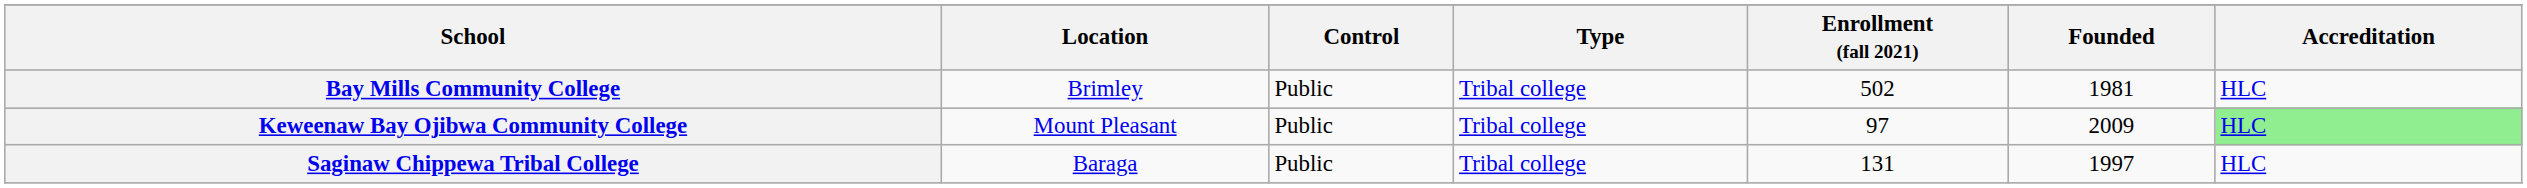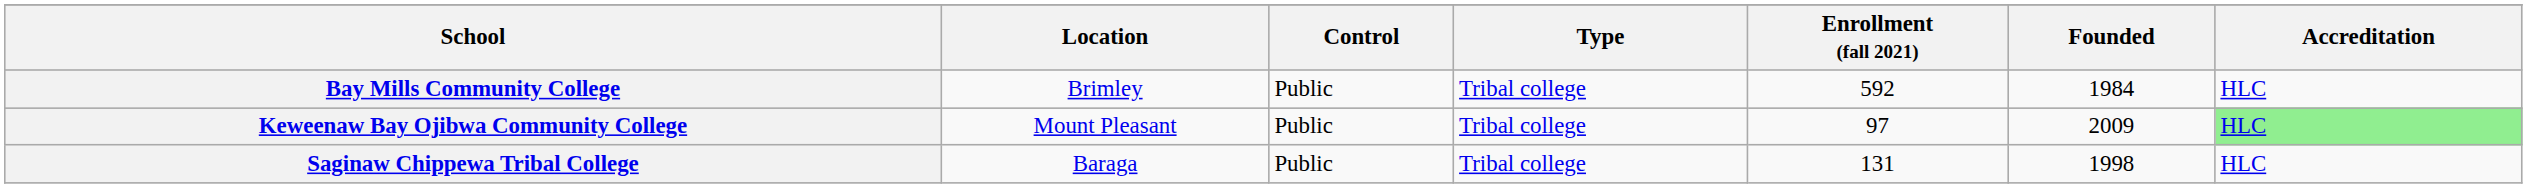(1877, 88) 502 -> (1877, 88) 592
(2111, 88) 1981 -> (2111, 88) 1984
(2111, 164) 1997 -> (2111, 164) 1998
